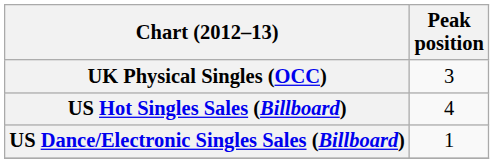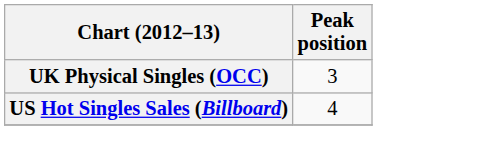- row: (207, 141)
